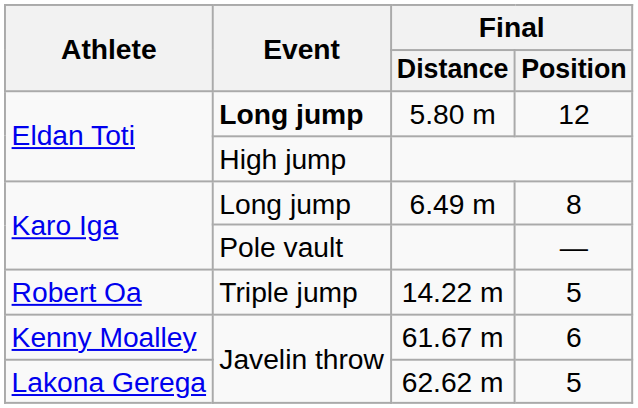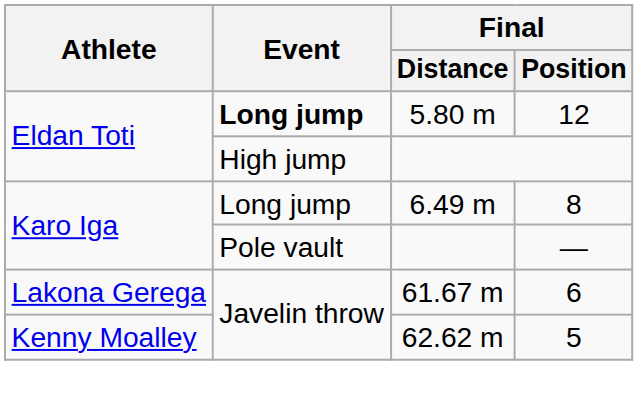- row: (453, 293)
(104, 337) Kenny Moalley -> (109, 293) Lakona Gerega
(109, 382) Lakona Gerega -> (104, 337) Kenny Moalley
